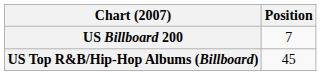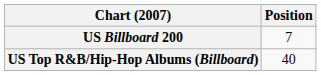(289, 59) 45 -> (289, 59) 40
